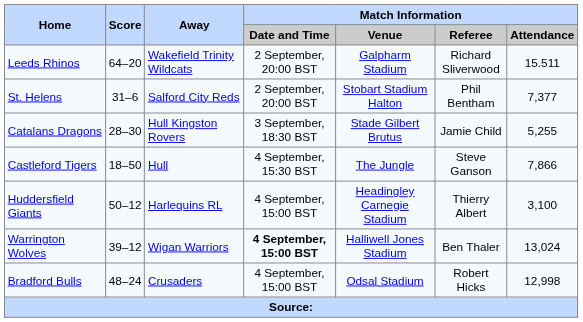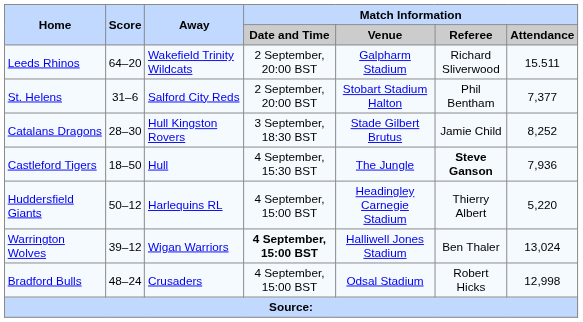(542, 130) 5,255 -> (542, 130) 8,252
(471, 164) normal -> (471, 164) bold
(542, 164) 7,866 -> (542, 164) 7,936
(542, 205) 3,100 -> (542, 205) 5,220
